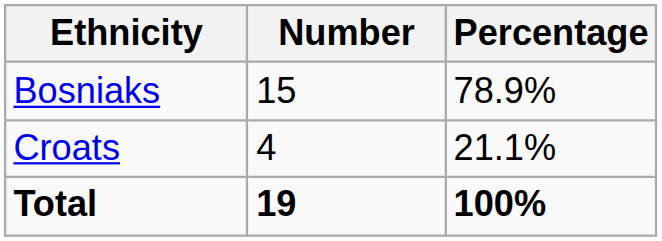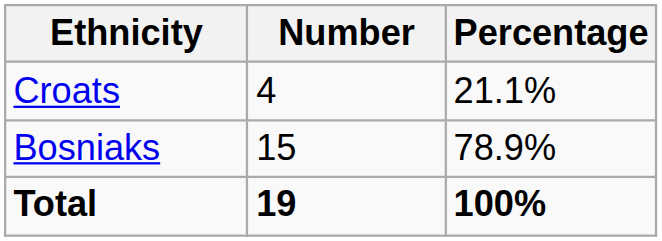rows swapped: (87, 90) <-> (67, 147)
